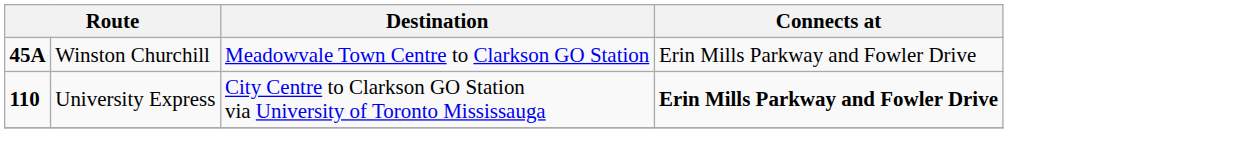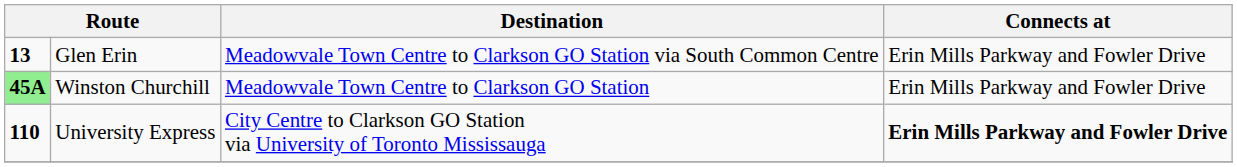+ row: (96, 54)
(28, 54) no background -> (28, 87) lightgreen background
